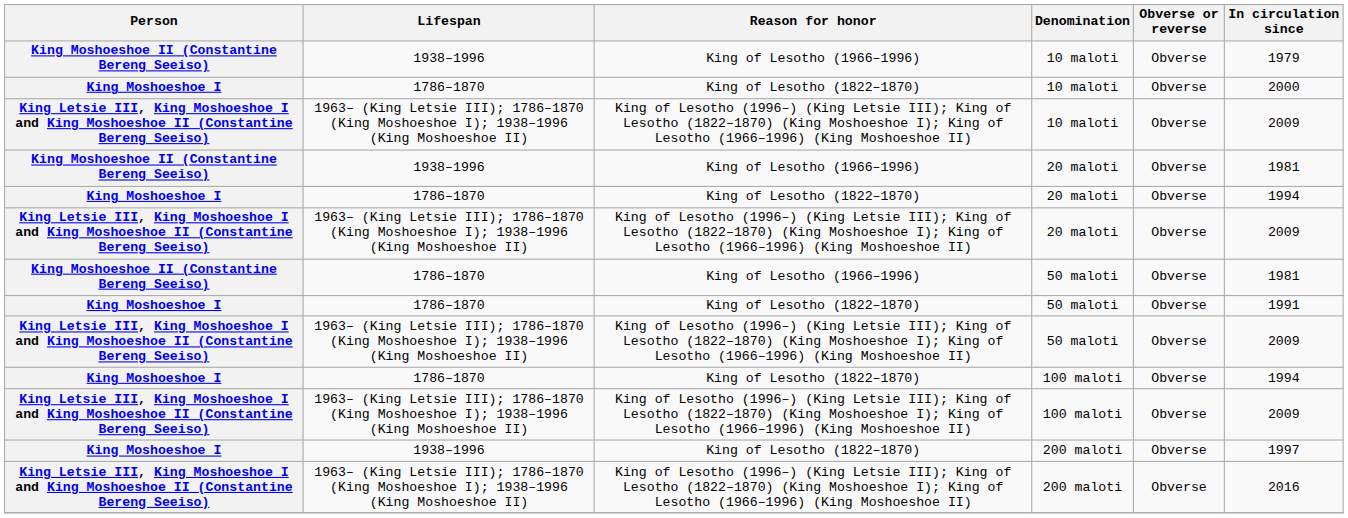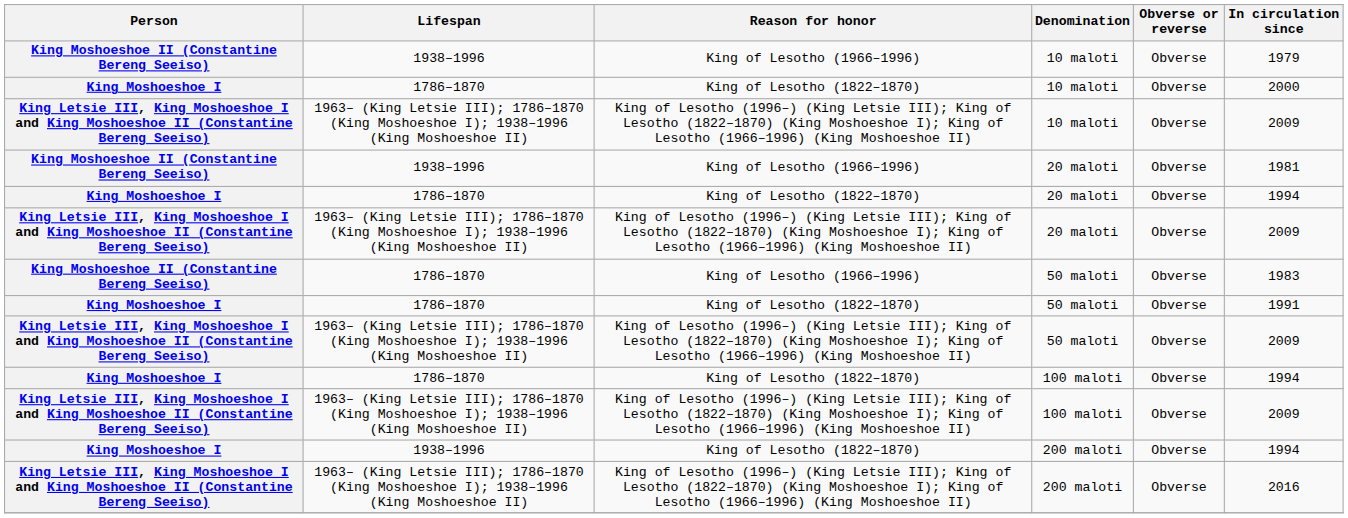(1284, 277) 1981 -> (1284, 277) 1983
(1284, 451) 1997 -> (1284, 451) 1994
